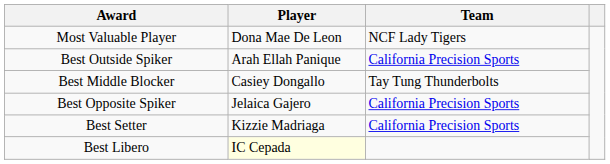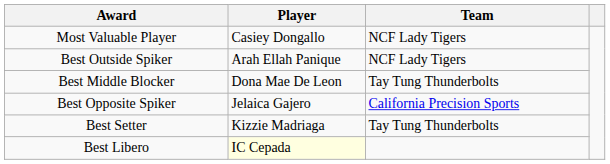(287, 37) Dona Mae De Leon -> (278, 37) Casiey Dongallo
(444, 59) California Precision Sports -> (417, 59) NCF Lady Tigers
(278, 81) Casiey Dongallo -> (287, 81) Dona Mae De Leon
(444, 125) California Precision Sports -> (434, 125) Tay Tung Thunderbolts
